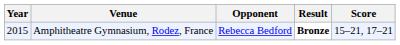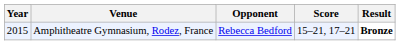columns swapped: (363, 13) <-> (313, 13)
